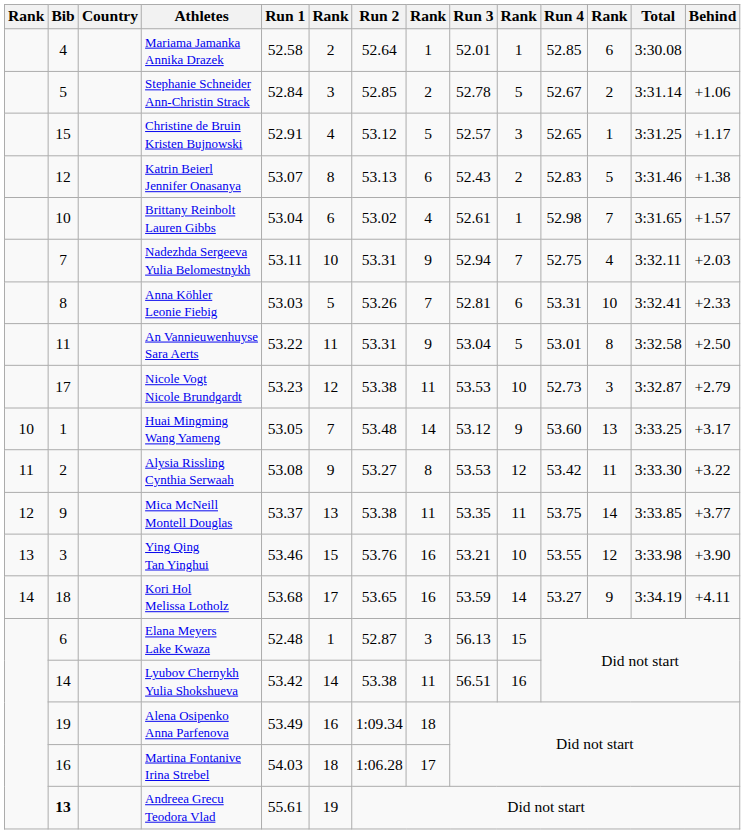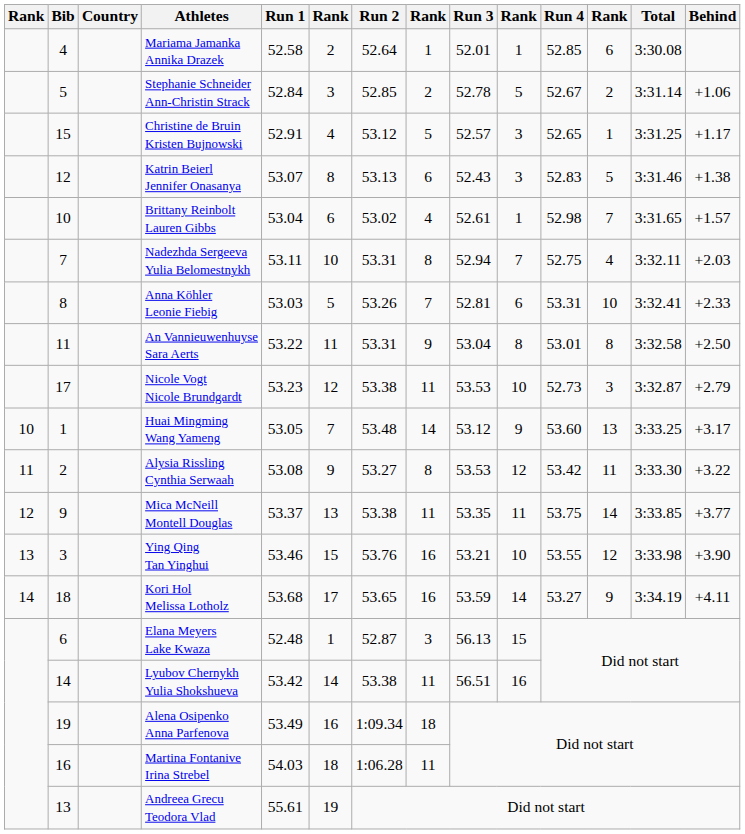(519, 176) 2 -> (519, 176) 3
(428, 260) 9 -> (428, 260) 8
(519, 344) 5 -> (519, 344) 8
(428, 765) 17 -> (428, 765) 11
(63, 807) bold -> (63, 807) normal
